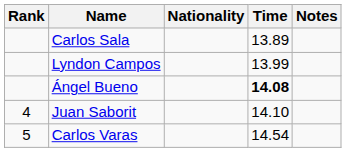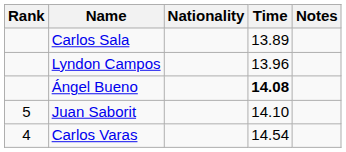(270, 64) 13.99 -> (270, 64) 13.96
(26, 111) 4 -> (26, 111) 5
(26, 135) 5 -> (26, 135) 4
